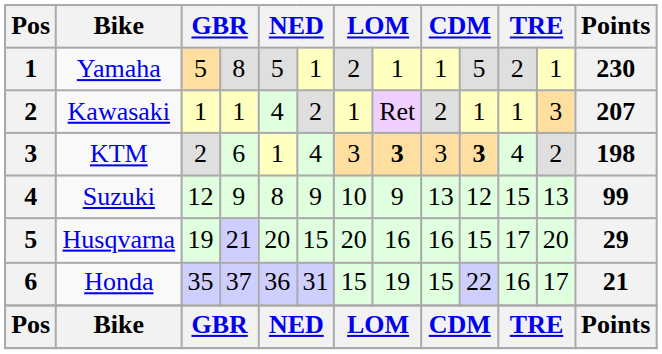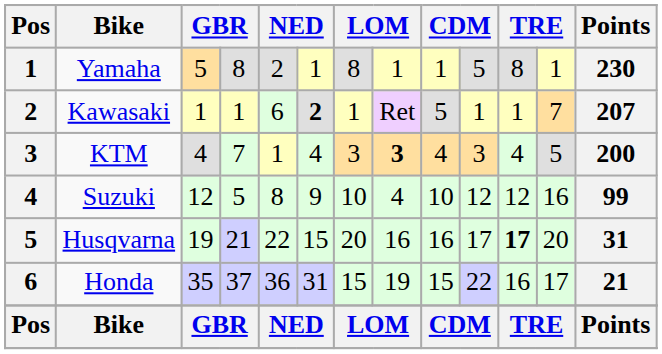(277, 68) 5 -> (277, 68) 2
(354, 68) 2 -> (354, 68) 8
(517, 68) 2 -> (517, 68) 8
(277, 111) 4 -> (277, 111) 6
(315, 111) normal -> (315, 111) bold
(441, 111) 2 -> (441, 111) 5
(556, 111) 3 -> (556, 111) 7
(200, 154) 2 -> (200, 154) 4
(239, 154) 6 -> (239, 154) 7
(441, 154) 3 -> (441, 154) 4
(479, 154) bold -> (479, 154) normal
(556, 154) 2 -> (556, 154) 5
(616, 154) 198 -> (616, 154) 200
(239, 196) 9 -> (239, 196) 5
(397, 196) 9 -> (397, 196) 4
(441, 196) 13 -> (441, 196) 10
(517, 196) 15 -> (517, 196) 12
(556, 196) 13 -> (556, 196) 16
(277, 239) 20 -> (277, 239) 22
(479, 239) 15 -> (479, 239) 17
(517, 239) normal -> (517, 239) bold
(616, 239) 29 -> (616, 239) 31
